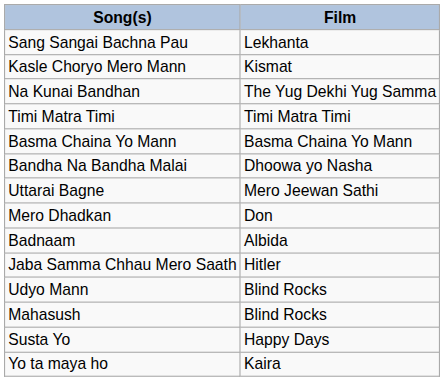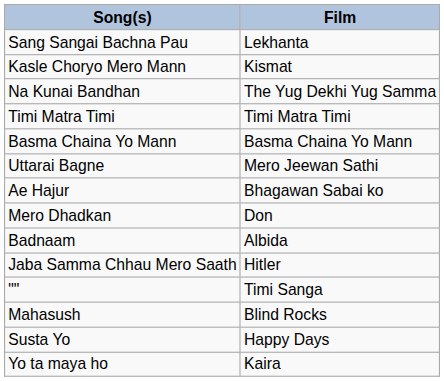- row: (98, 166)
+ row: (39, 191)
+ row: (14, 290)
- row: (48, 290)
